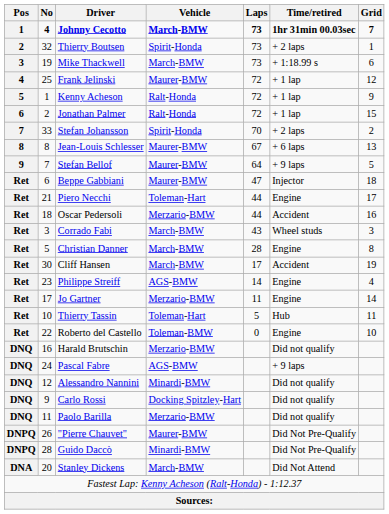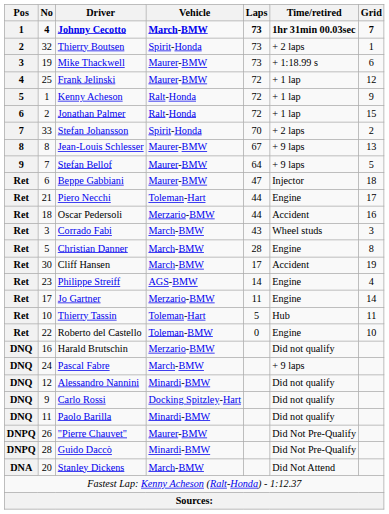(176, 62) March-BMW -> (178, 62) Maurer-BMW
(288, 147) + 6 laps -> (288, 147) + 9 laps
(173, 365) AGS-BMW -> (176, 365) March-BMW
(182, 416) Merzario-BMW -> (179, 416) Minardi-BMW
